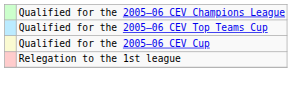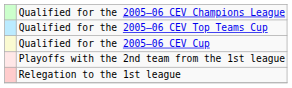+ row: (152, 59)
